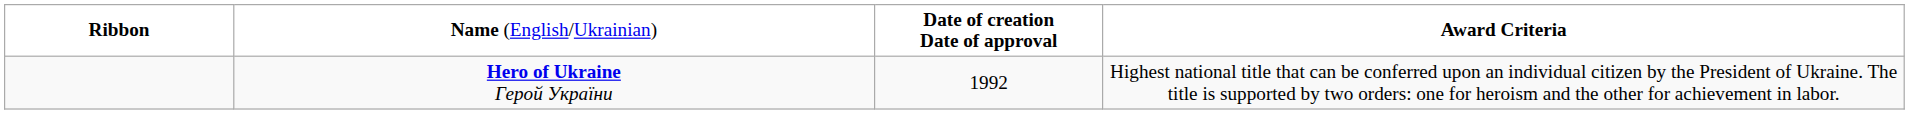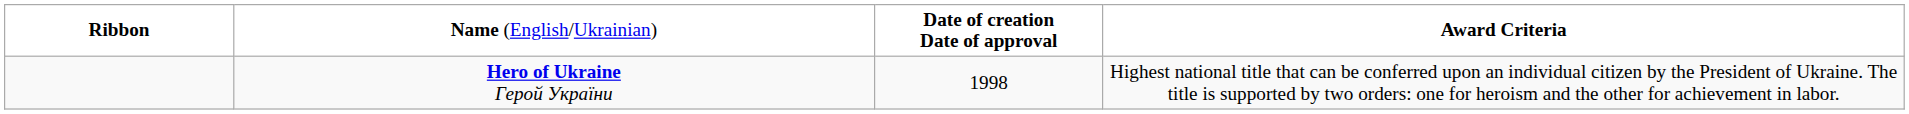(989, 82) 1992 -> (989, 82) 1998
